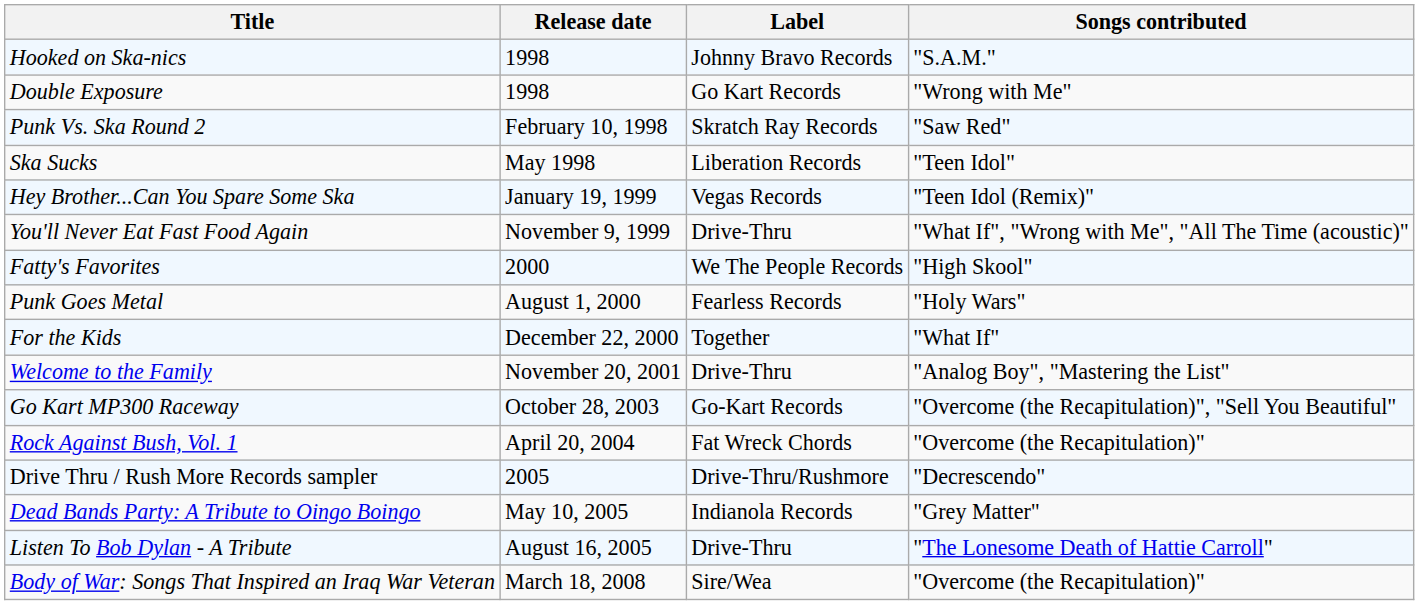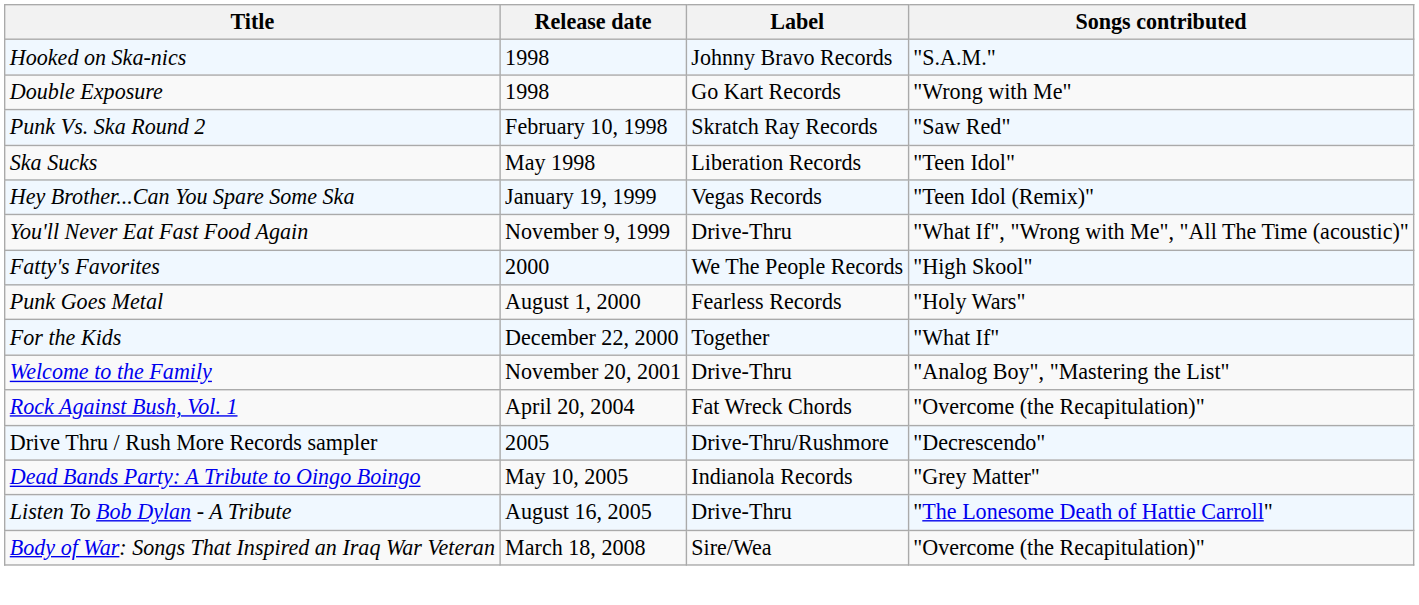- row: (124, 407)
